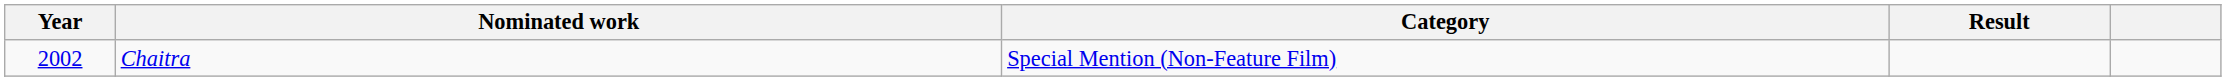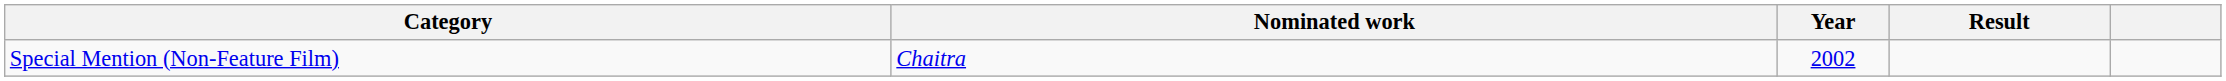columns swapped: (60, 22) <-> (1445, 22)
